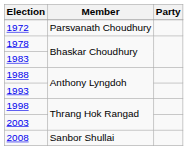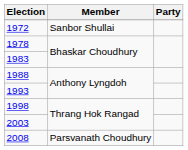(100, 28) Parsvanath Choudhury -> (82, 28) Sanbor Shullai
(82, 138) Sanbor Shullai -> (100, 138) Parsvanath Choudhury
